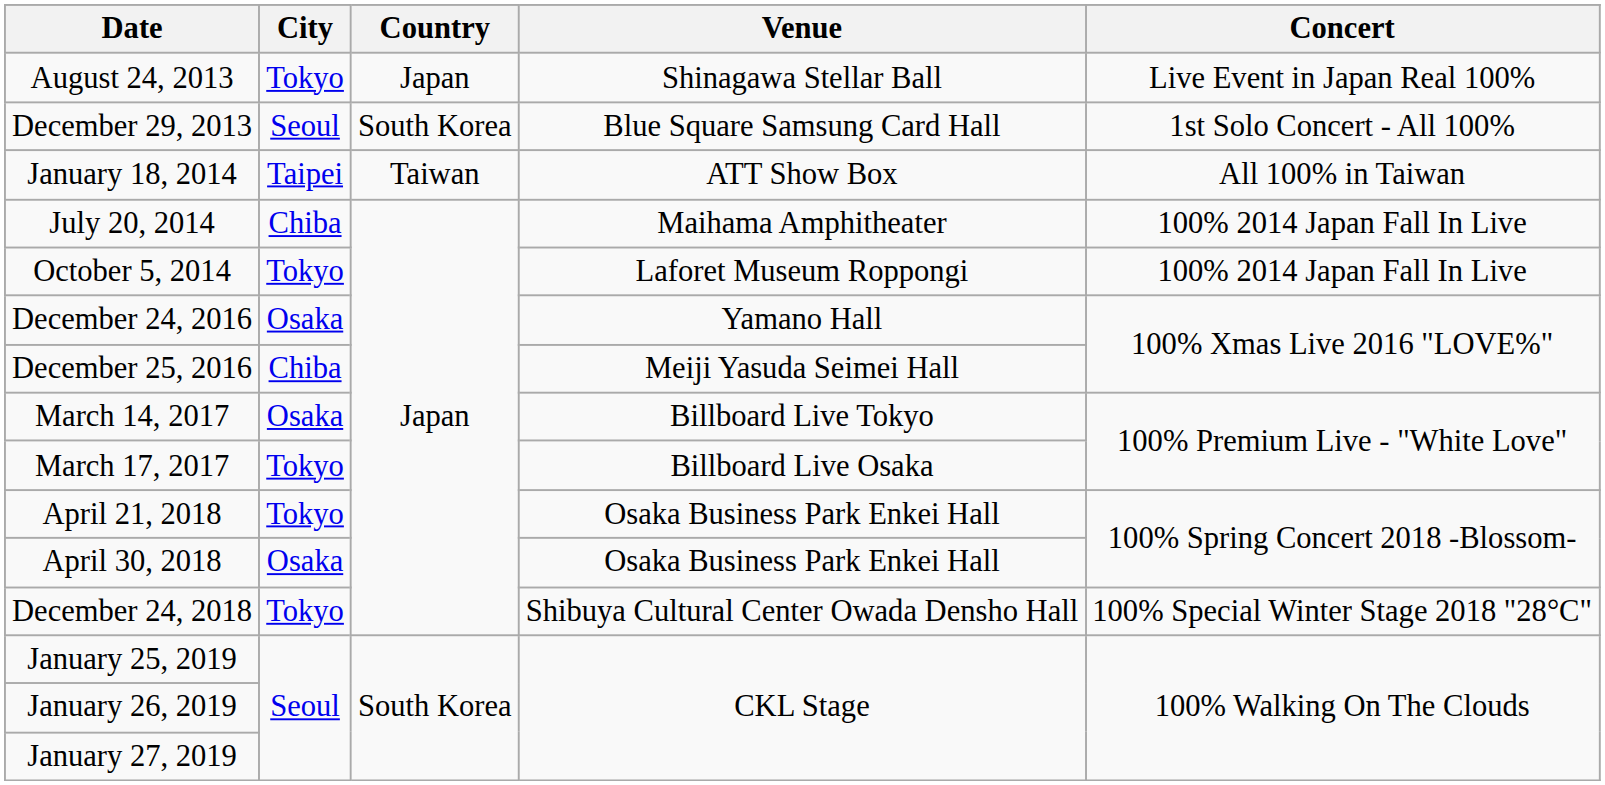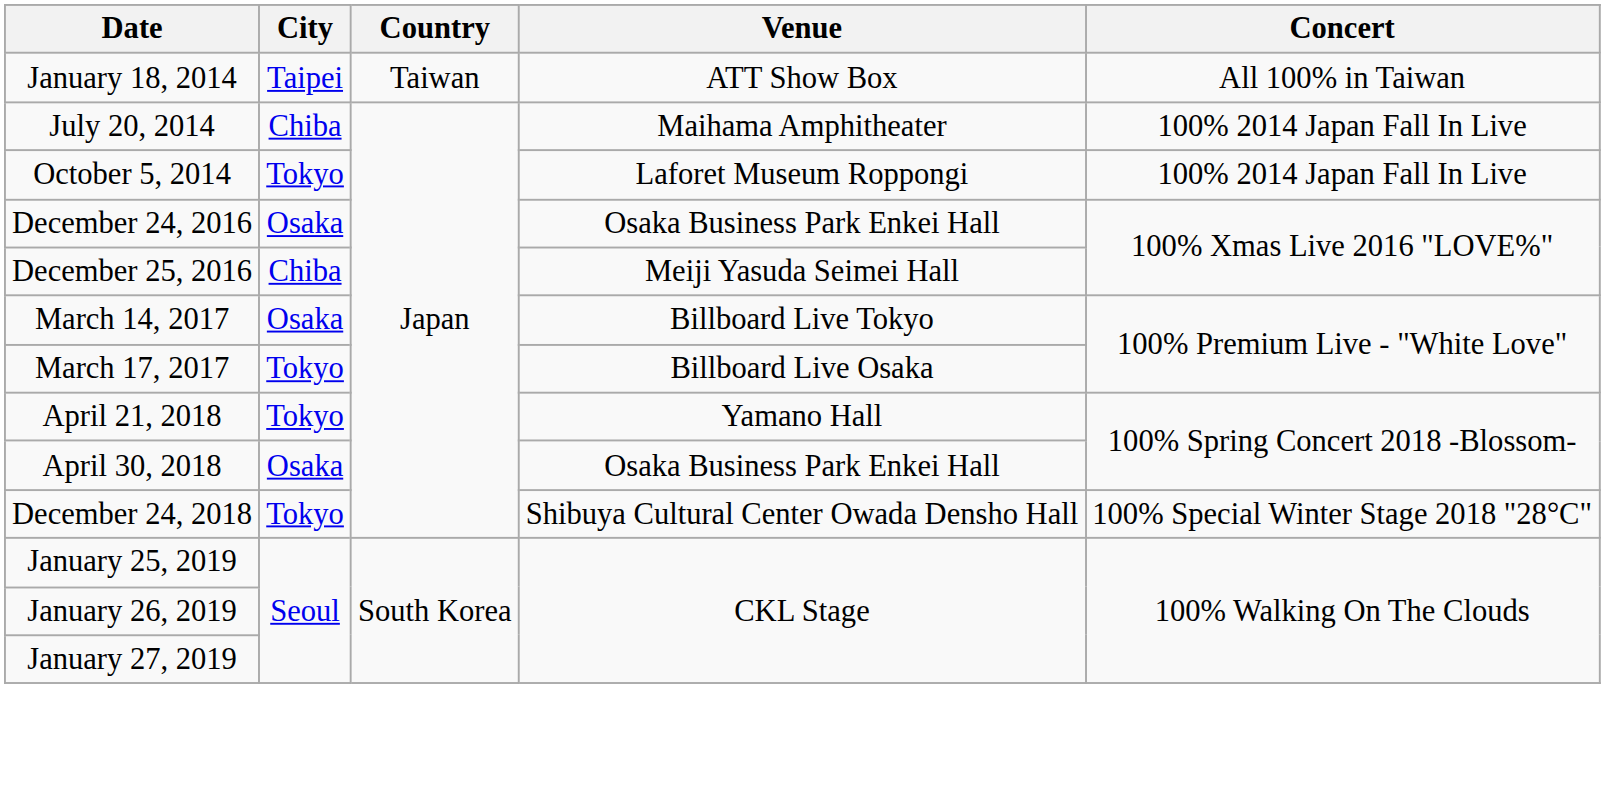- row: (132, 77)
- row: (132, 125)
(802, 319) Yamano Hall -> (802, 222) Osaka Business Park Enkei Hall
(802, 513) Osaka Business Park Enkei Hall -> (802, 416) Yamano Hall
